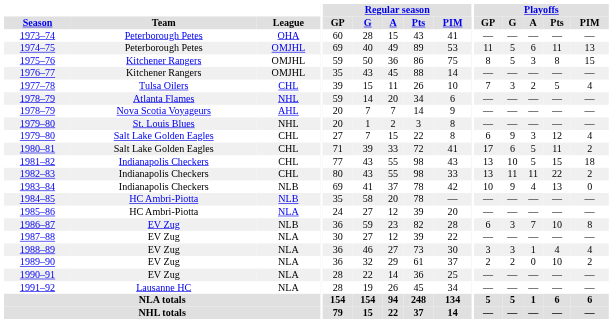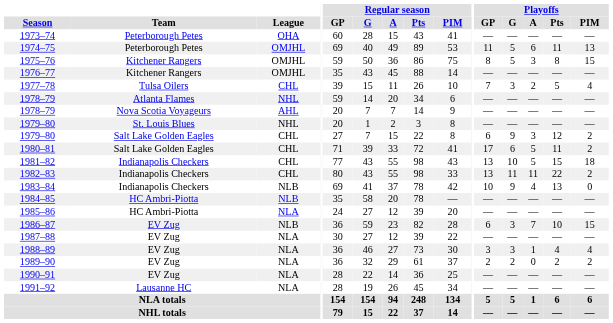(590, 136) 4 -> (590, 136) 2
(590, 224) 8 -> (590, 224) 15
(557, 262) 10 -> (557, 262) 2
